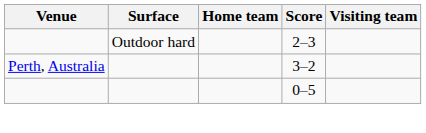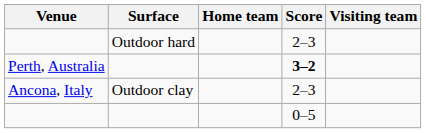(304, 66) normal -> (304, 66) bold
+ row: (50, 90)
